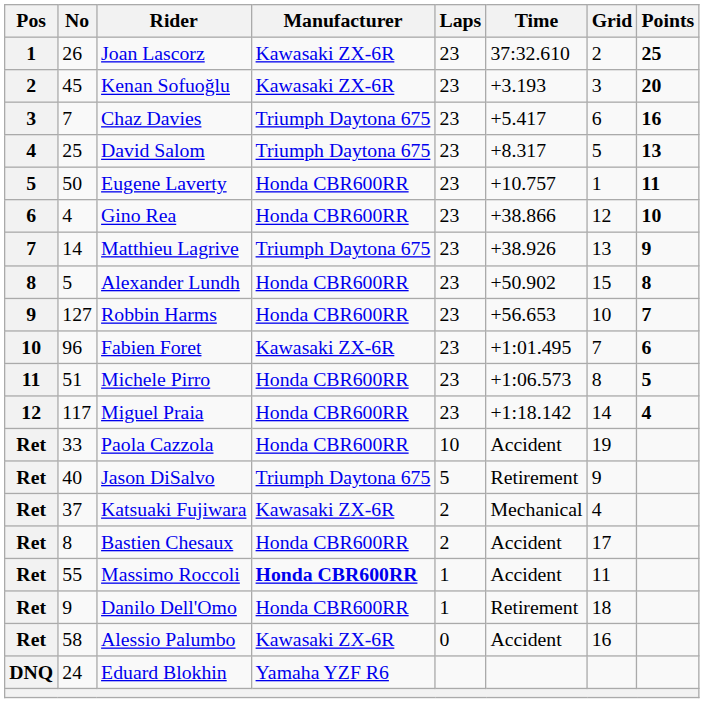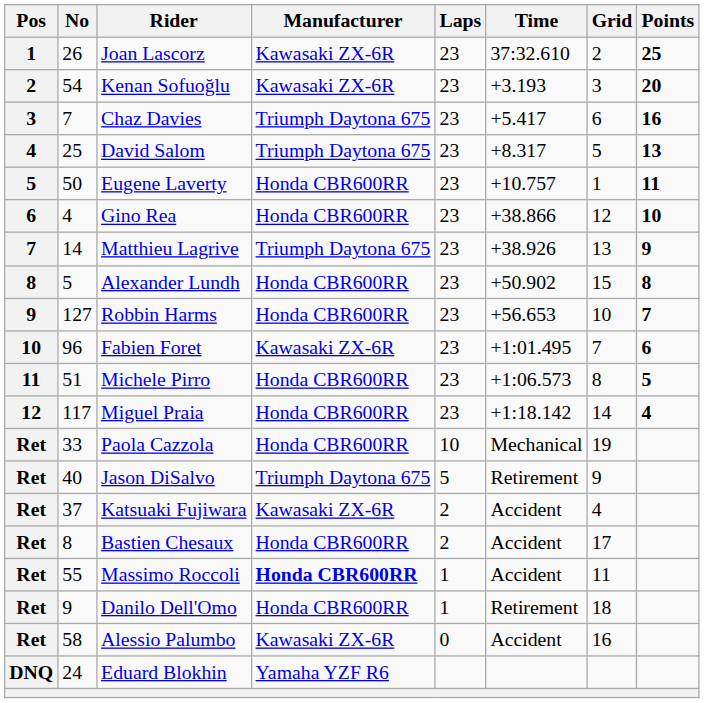(72, 86) 45 -> (72, 86) 54
(526, 444) Accident -> (537, 444) Mechanical
(537, 509) Mechanical -> (526, 509) Accident
